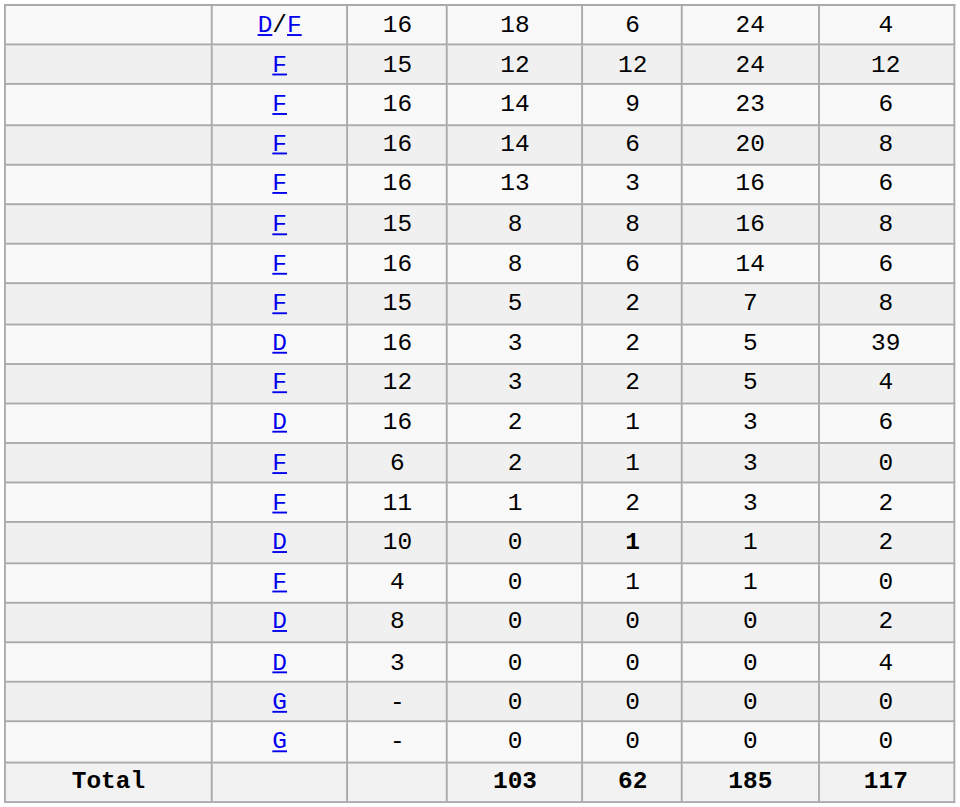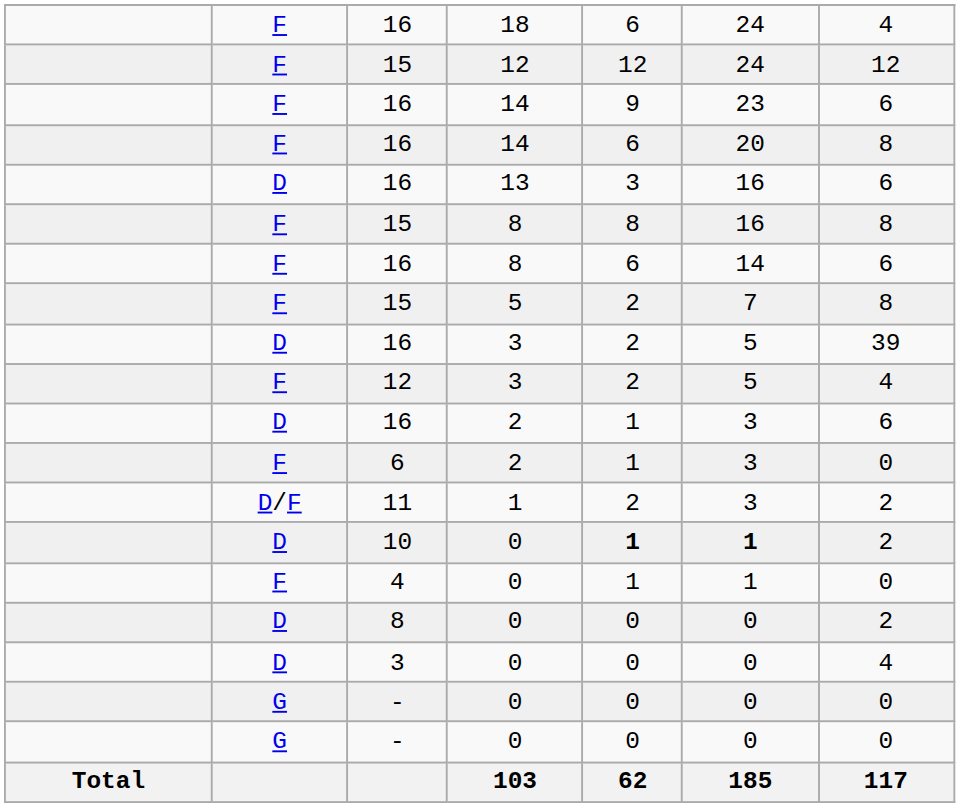(280, 25) D/F -> (280, 25) F
(280, 184) F -> (280, 184) D
(280, 503) F -> (280, 503) D/F
(750, 543) normal -> (750, 543) bold
